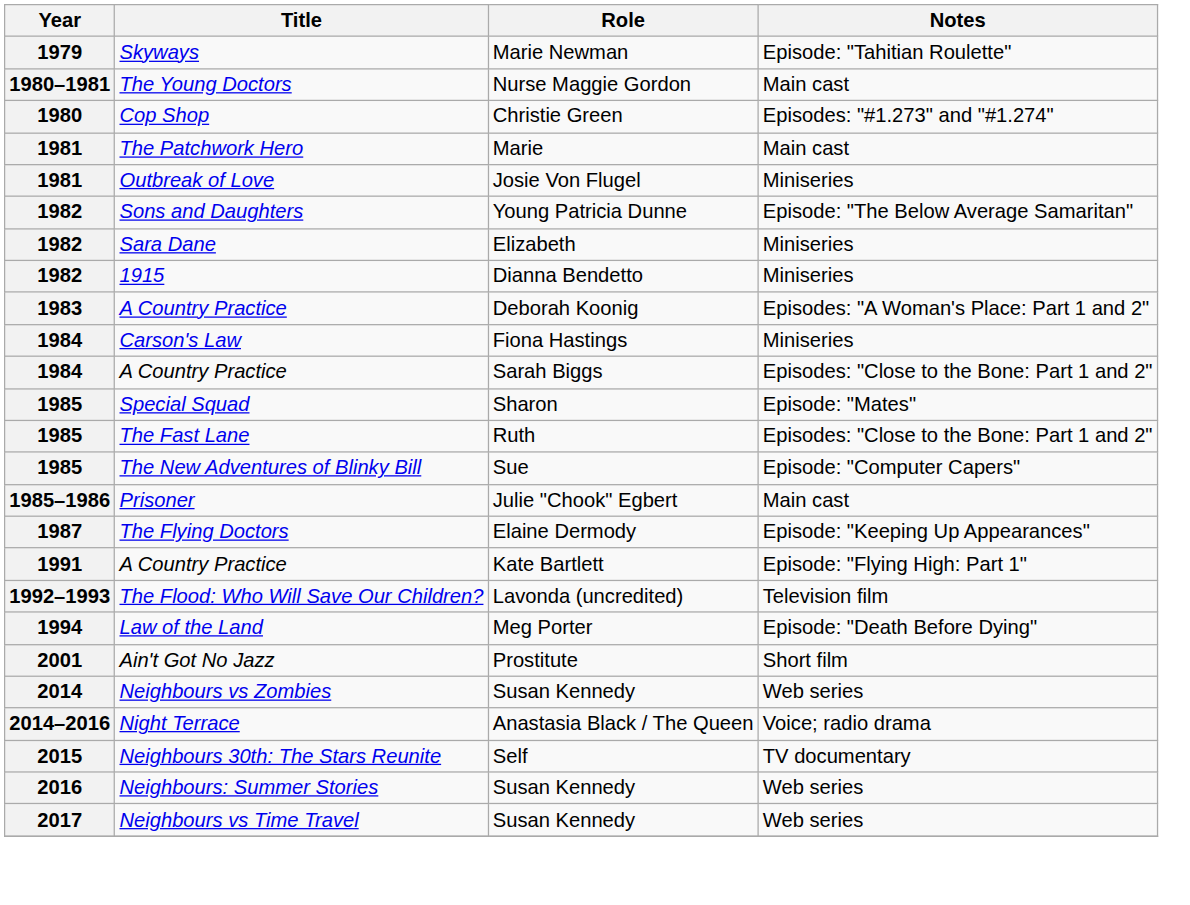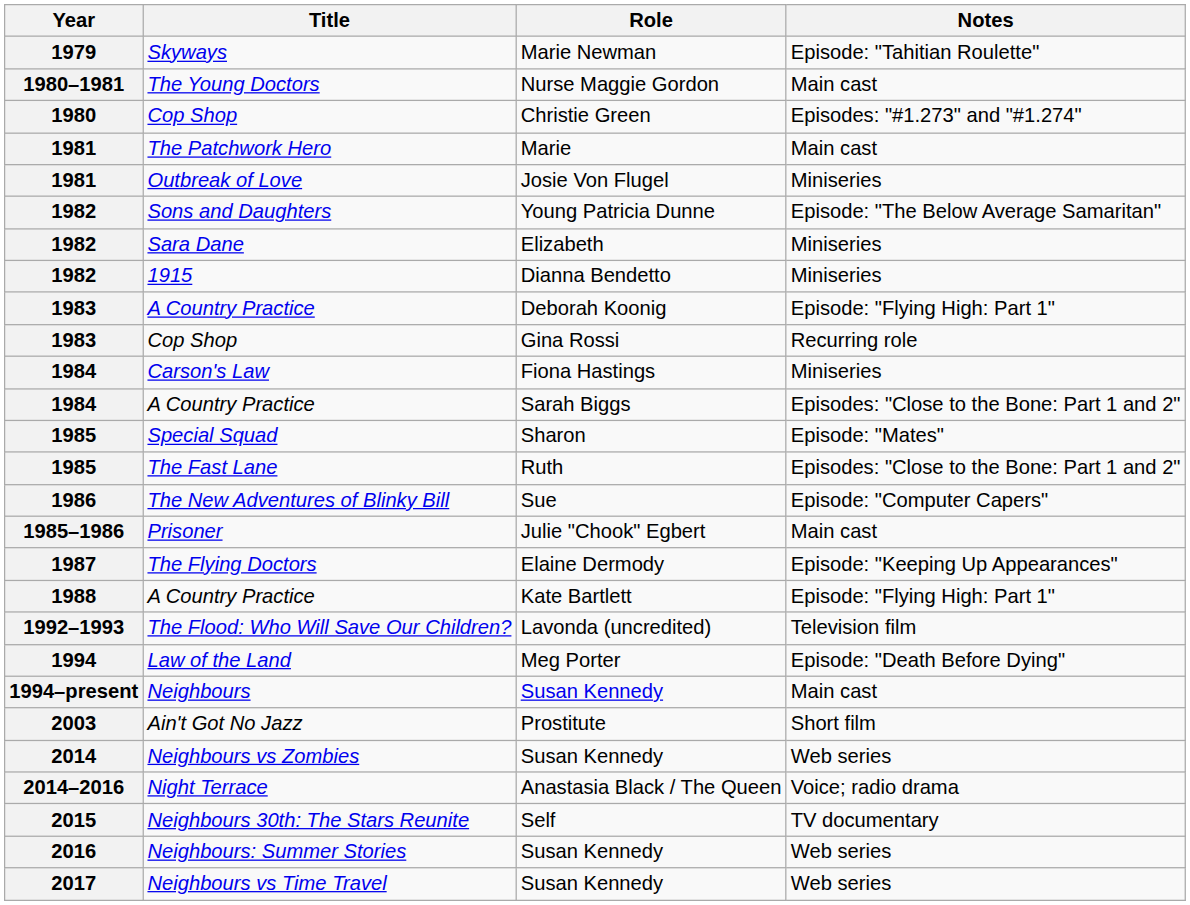(956, 308) Episodes: "A Woman's Place: Part 1 and 2" -> (923, 308) Episode: "Flying High: Part 1"
+ row: (192, 340)
(60, 468) 1985 -> (74, 500) 1986
(60, 564) 1991 -> (74, 595) 1988
+ row: (199, 691)
(60, 659) 2001 -> (74, 723) 2003
